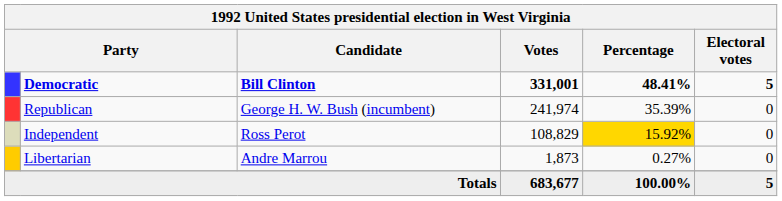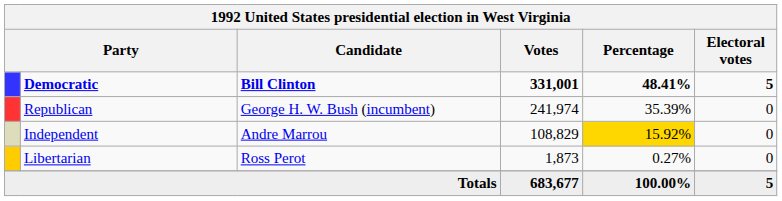(273, 134) Ross Perot -> (284, 134) Andre Marrou
(284, 158) Andre Marrou -> (273, 158) Ross Perot
